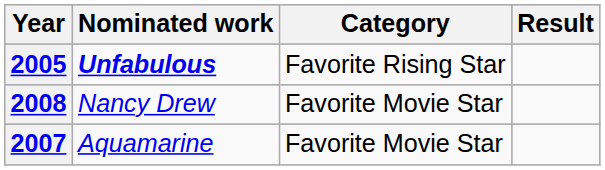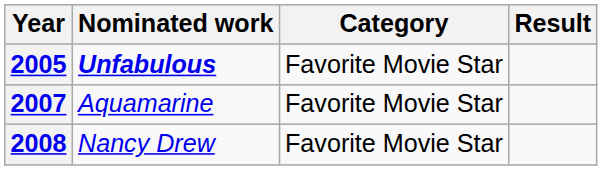(395, 64) Favorite Rising Star -> (394, 64) Favorite Movie Star
rows swapped: (39, 143) <-> (39, 104)
